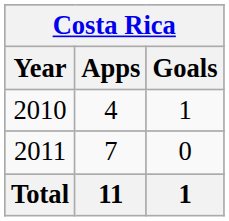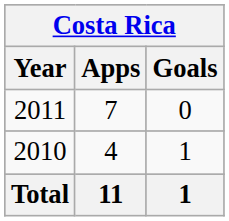rows swapped: (40, 109) <-> (40, 151)
